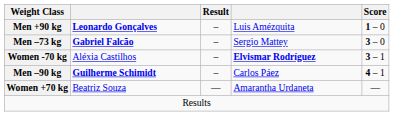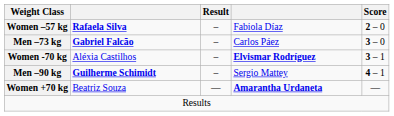- row: (37, 27)
+ row: (37, 27)
(261, 42) Sergio Mattey -> (256, 42) Carlos Páez
(256, 73) Carlos Páez -> (261, 73) Sergio Mattey
(274, 88) normal -> (278, 88) bold
